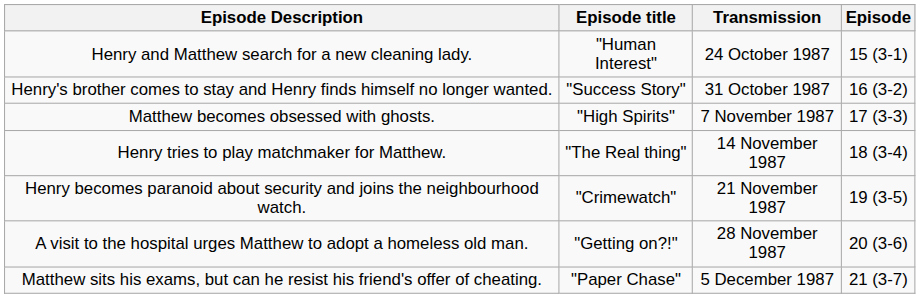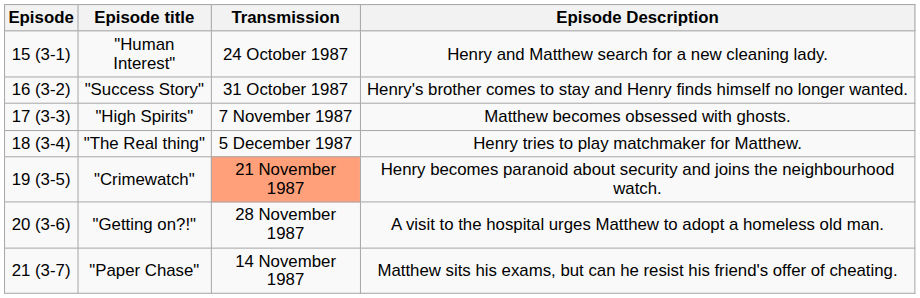columns swapped: (878, 17) <-> (282, 17)
(767, 152) 14 November 1987 -> (286, 143) 5 December 1987
(767, 198) no background -> (286, 179) lightsalmon background
(767, 279) 5 December 1987 -> (286, 270) 14 November 1987
